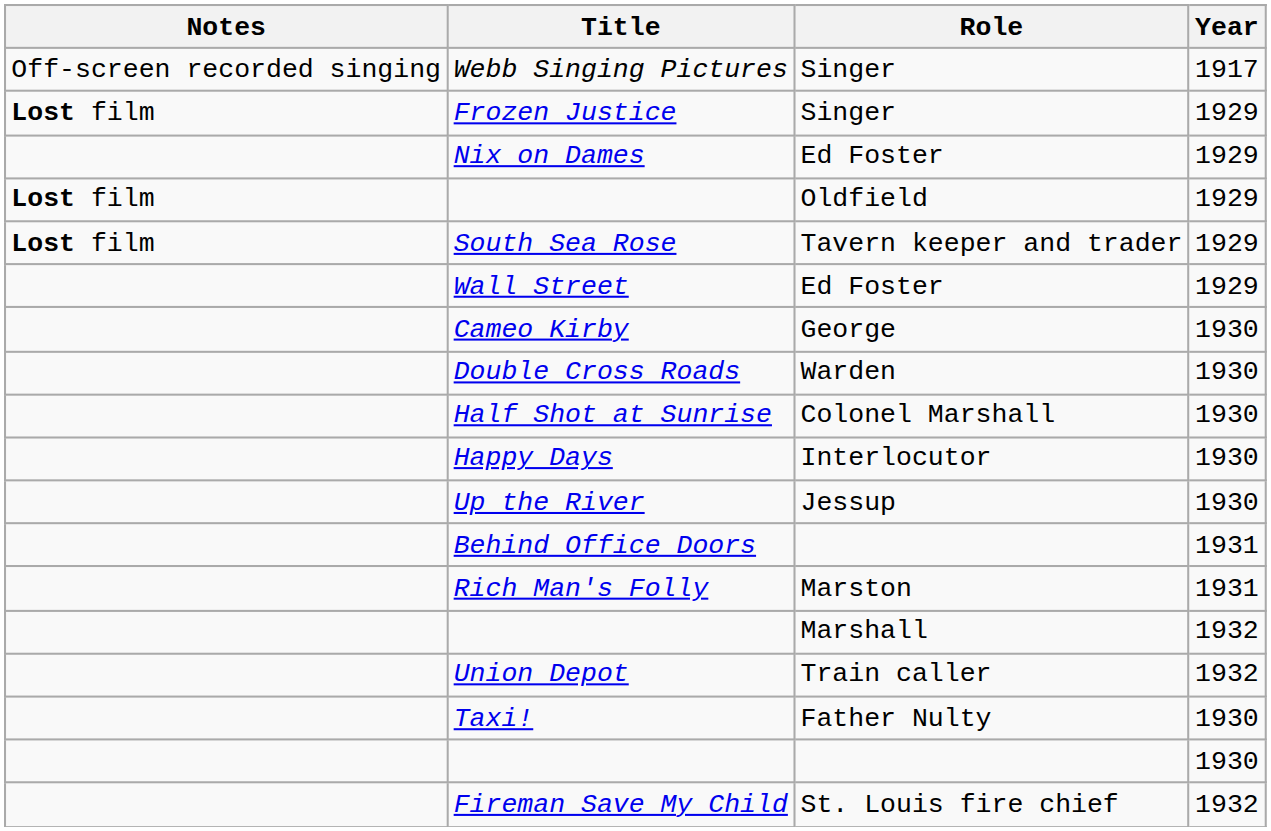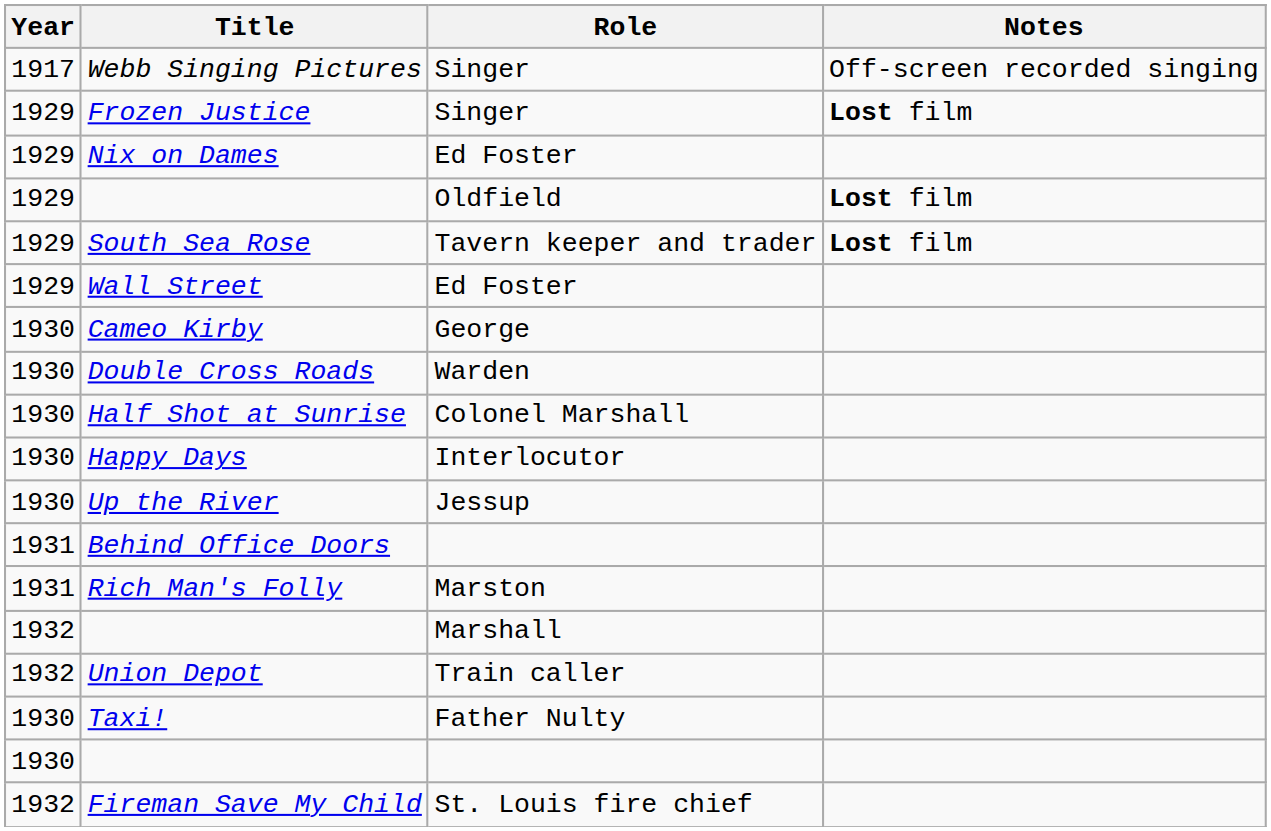columns swapped: (1227, 27) <-> (226, 27)
